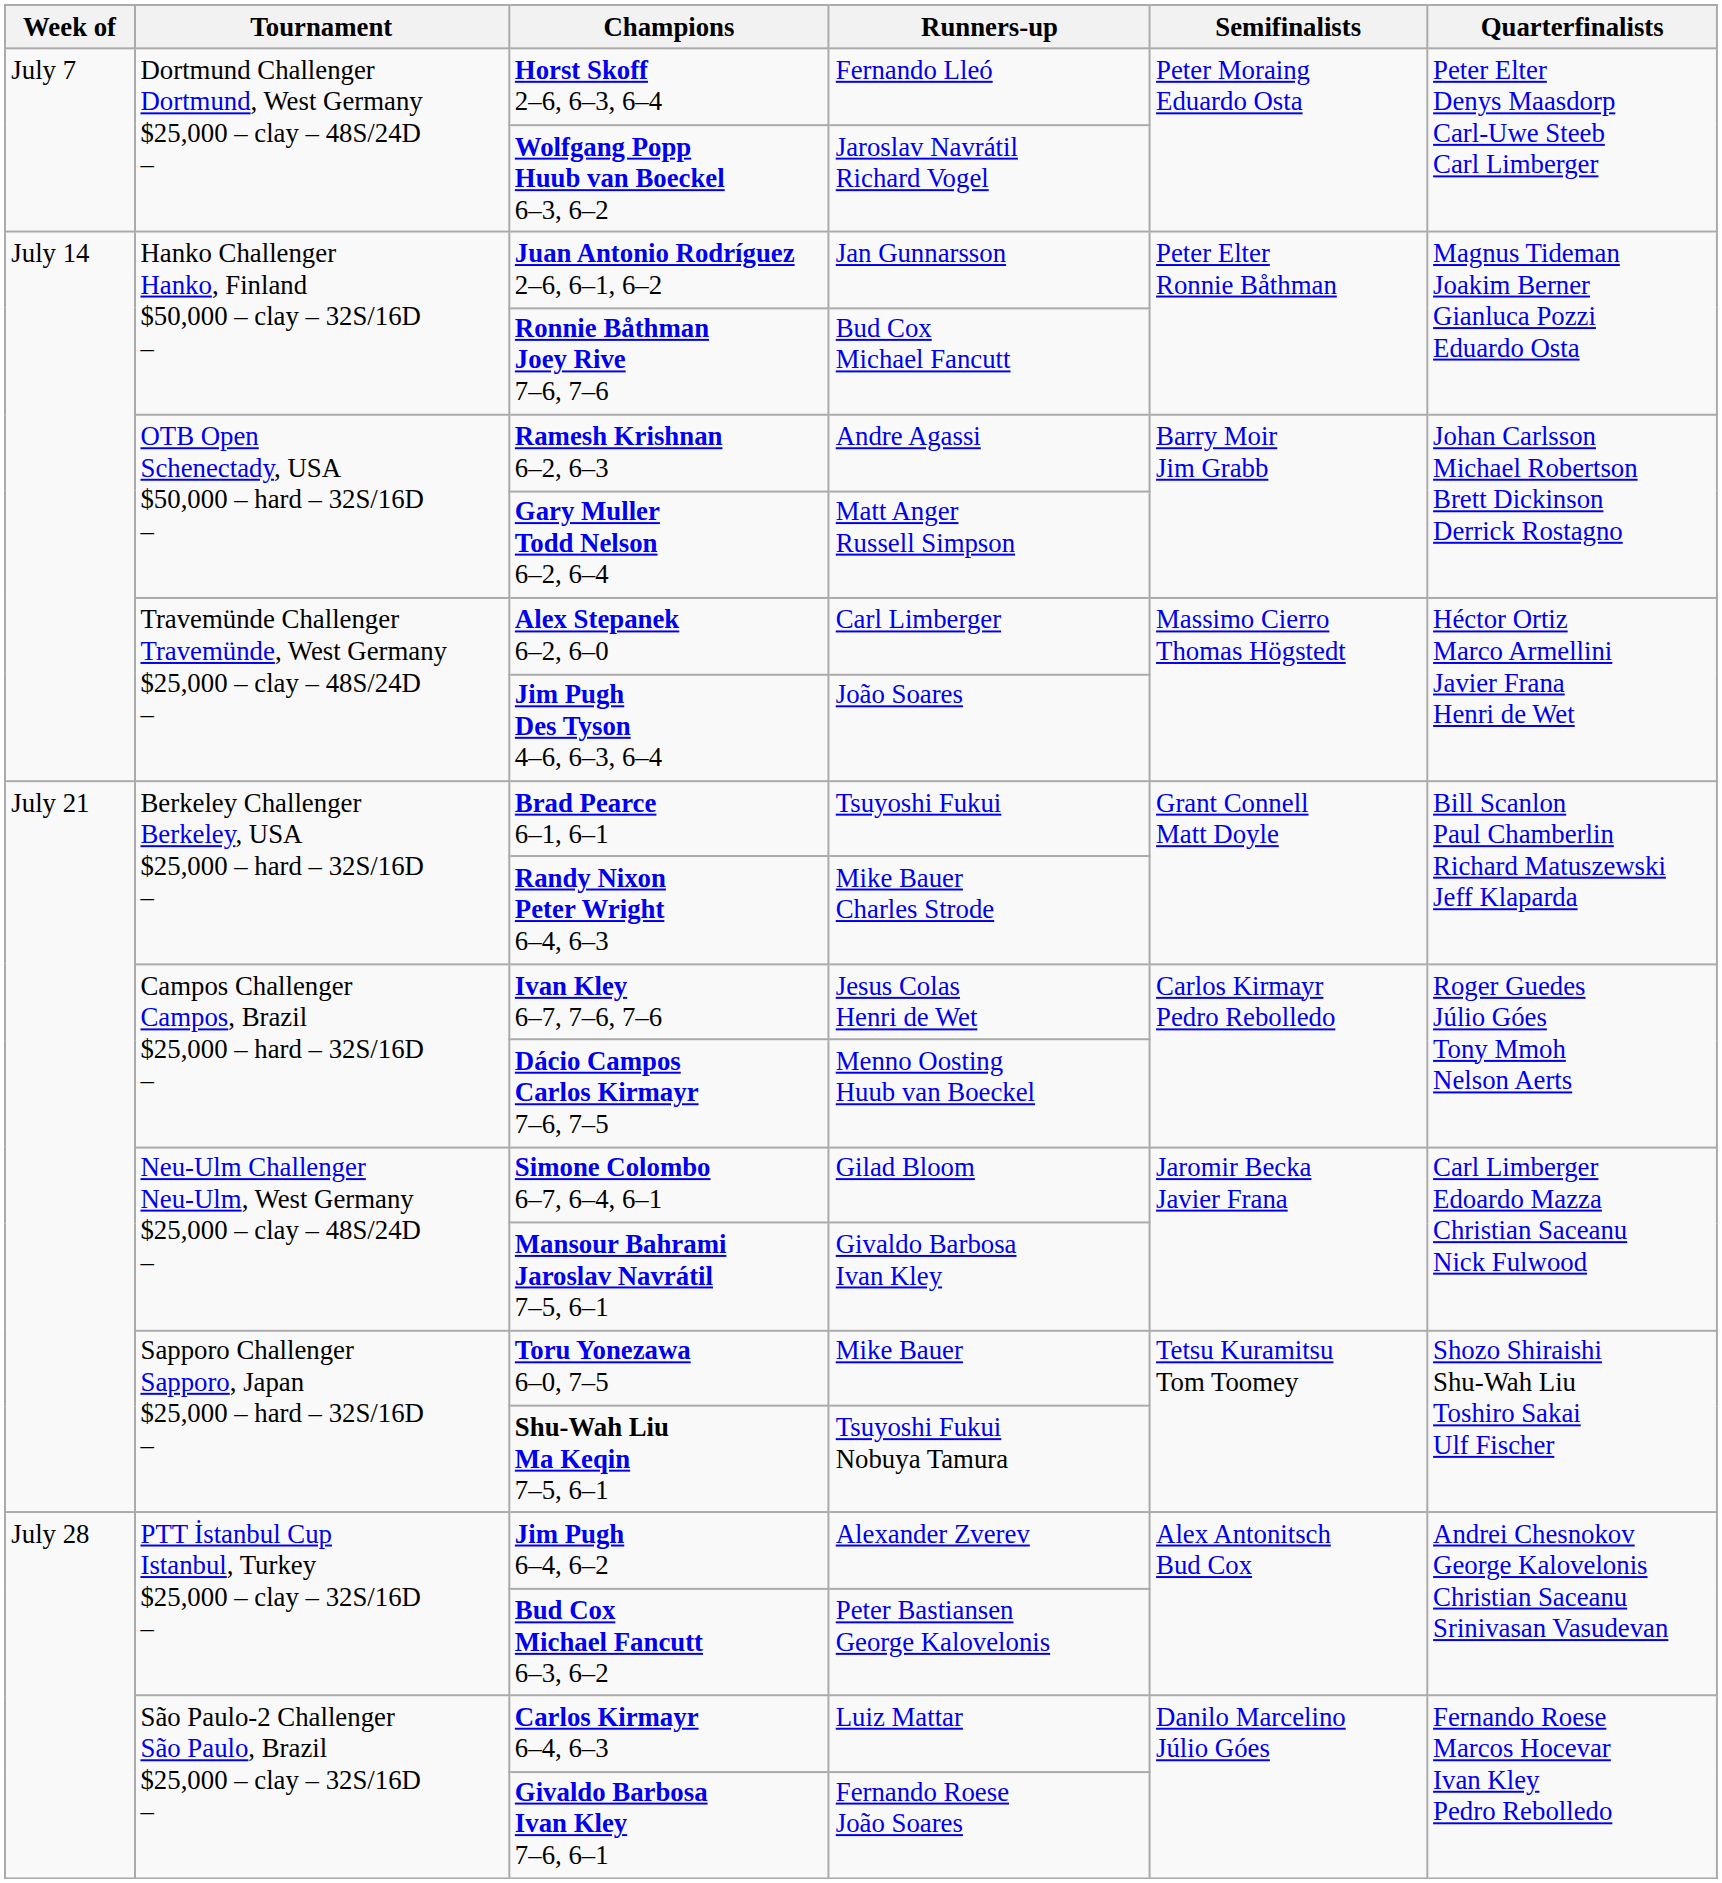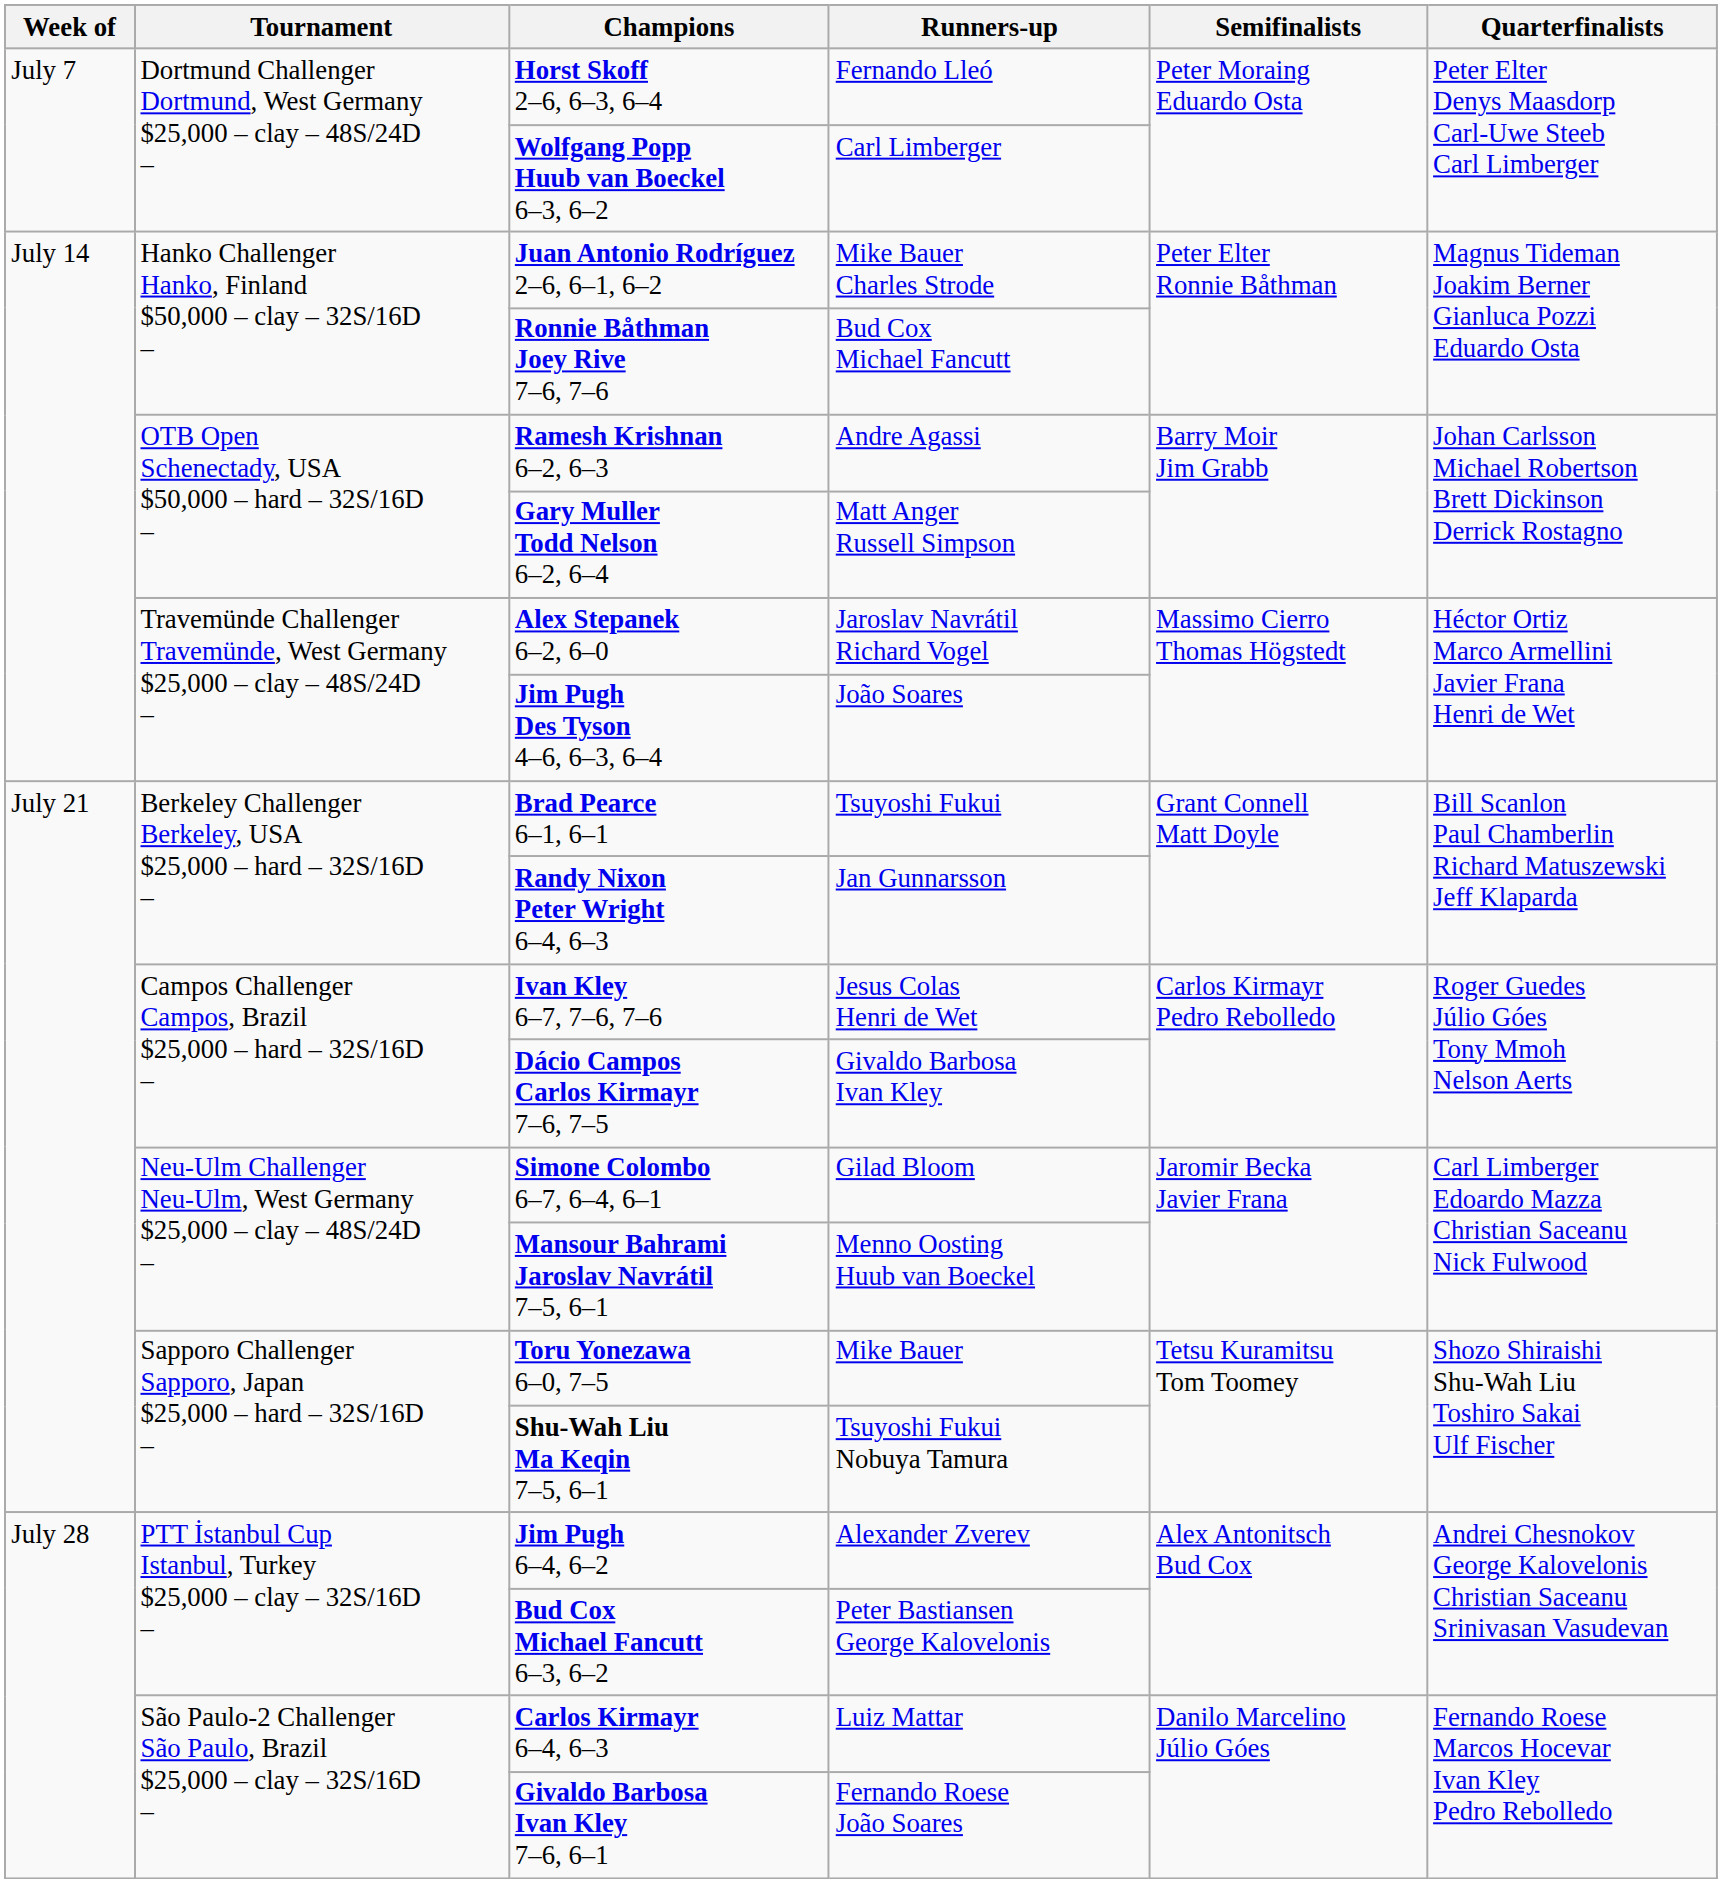(927, 161) Jaroslav Navrátil Richard Vogel -> (918, 146) Carl Limberger
(921, 253) Jan Gunnarsson -> (915, 269) Mike Bauer Charles Strode
(918, 619) Carl Limberger -> (927, 635) Jaroslav Navrátil Richard Vogel
(915, 893) Mike Bauer Charles Strode -> (921, 877) Jan Gunnarsson
(935, 1076) Menno Oosting Huub van Boeckel -> (926, 1076) Givaldo Barbosa Ivan Kley
(926, 1259) Givaldo Barbosa Ivan Kley -> (935, 1259) Menno Oosting Huub van Boeckel
